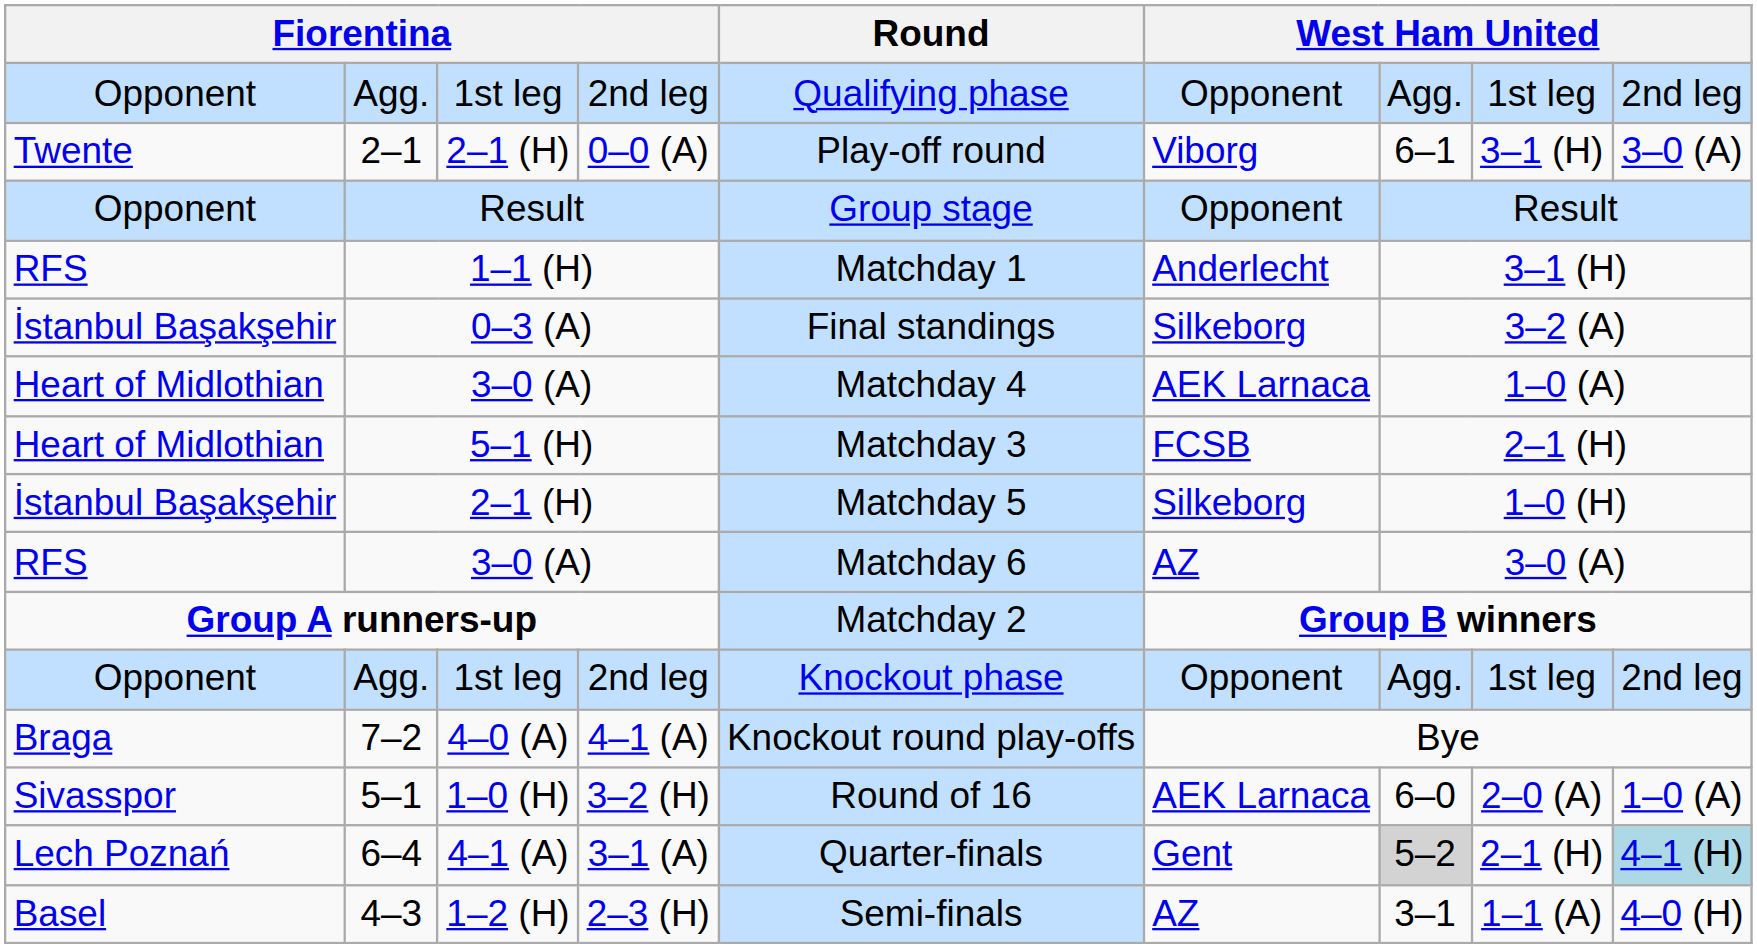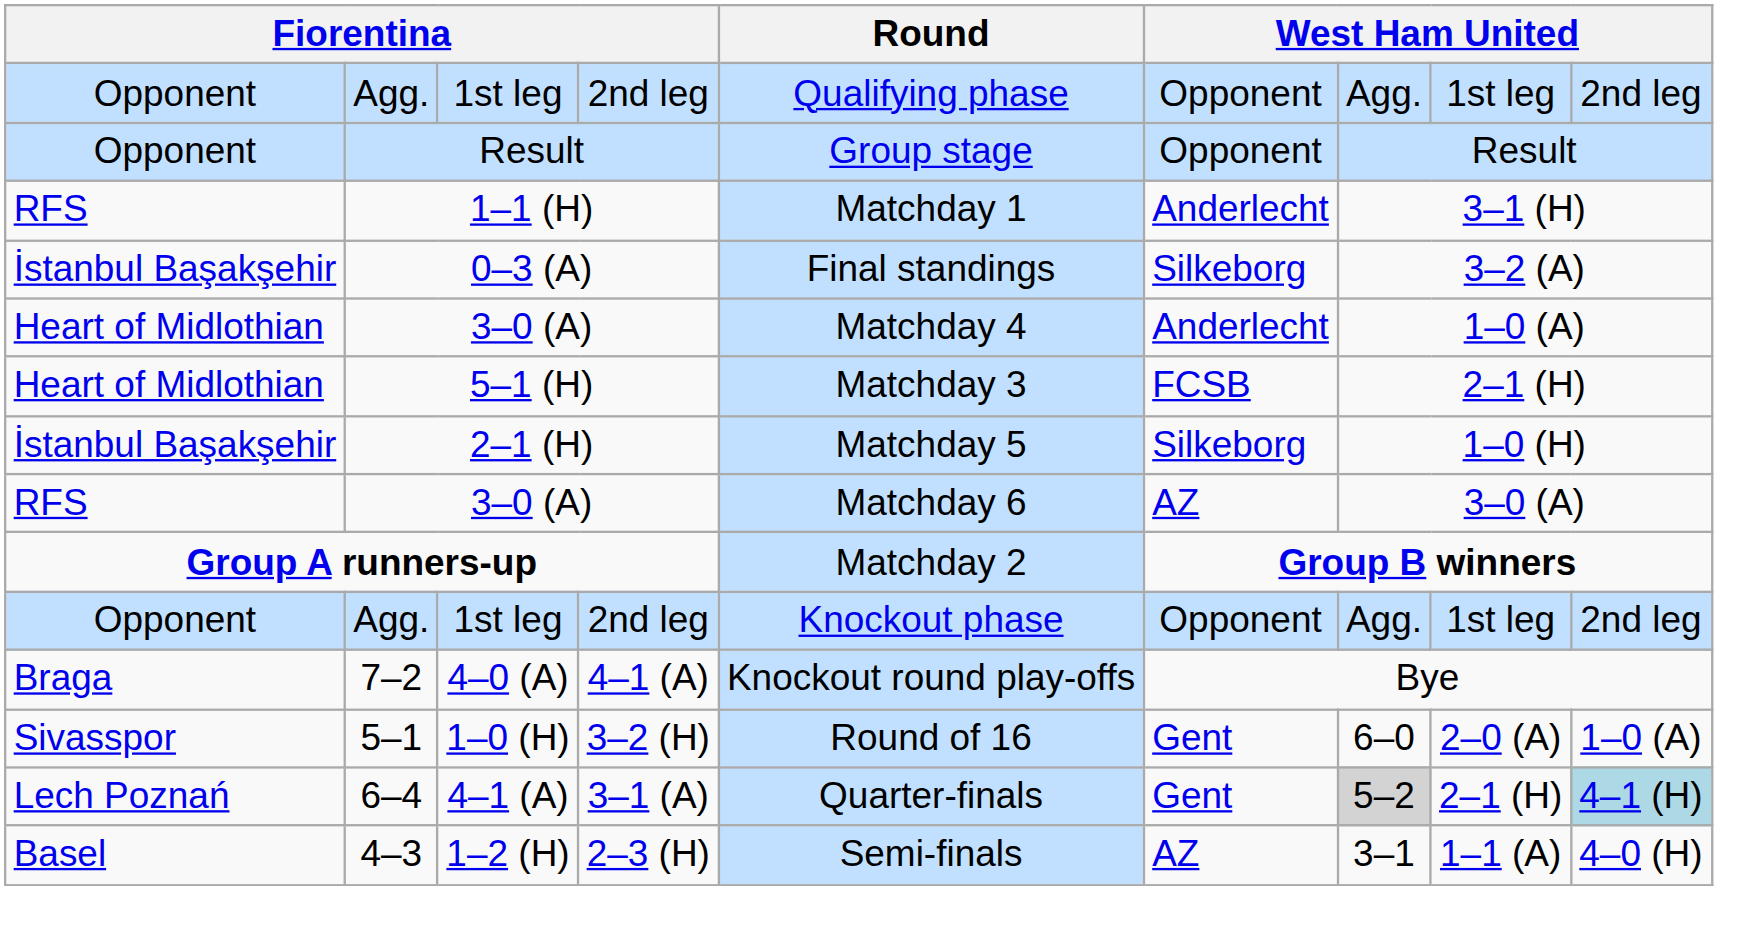- row: (73, 151)
(1261, 385) AEK Larnaca -> (1241, 326) Anderlecht
(1261, 795) AEK Larnaca -> (1192, 737) Gent
